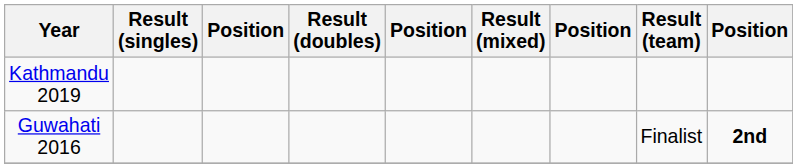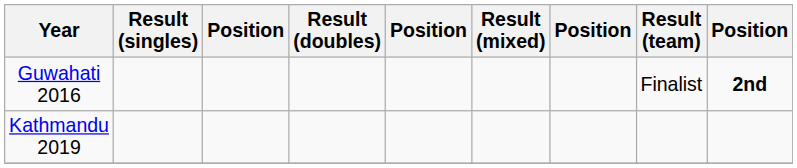rows swapped: (59, 136) <-> (59, 83)
